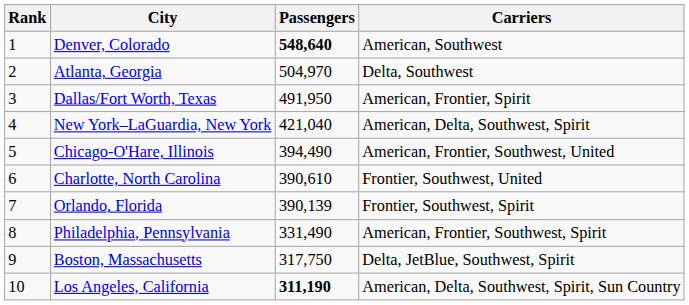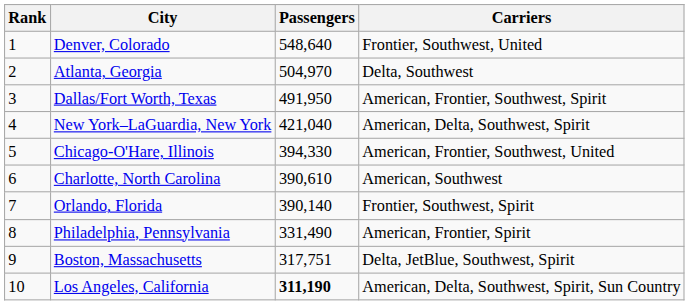(305, 44) bold -> (305, 44) normal
(432, 44) American, Southwest -> (452, 44) Frontier, Southwest, United
(446, 98) American, Frontier, Spirit -> (484, 98) American, Frontier, Southwest, Spirit
(305, 152) 394,490 -> (305, 152) 394,330
(452, 178) Frontier, Southwest, United -> (432, 178) American, Southwest
(305, 205) 390,139 -> (305, 205) 390,140
(484, 232) American, Frontier, Southwest, Spirit -> (446, 232) American, Frontier, Spirit
(305, 259) 317,750 -> (305, 259) 317,751
